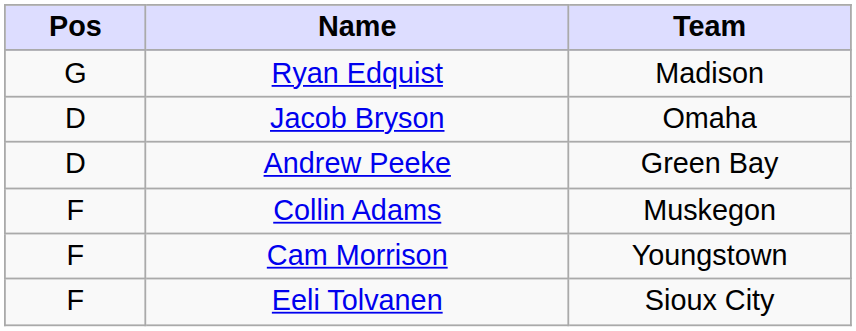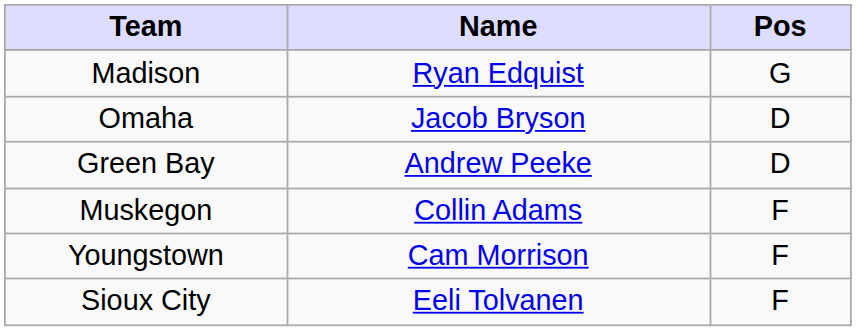columns swapped: (75, 27) <-> (710, 27)
